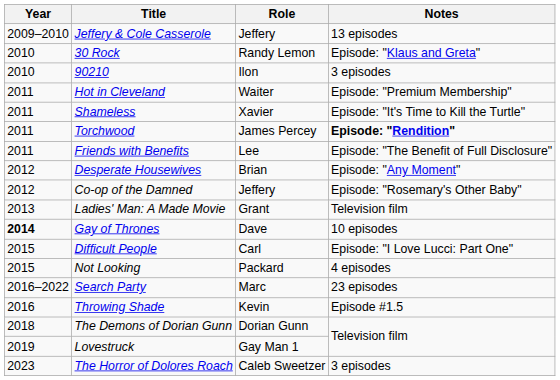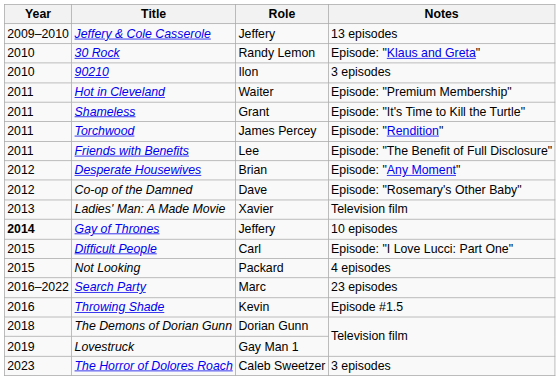(256, 111) Xavier -> (254, 111) Grant
(393, 131) bold -> (387, 131) normal
(257, 190) Jeffery -> (253, 190) Dave
(254, 209) Grant -> (256, 209) Xavier
(253, 229) Dave -> (257, 229) Jeffery
